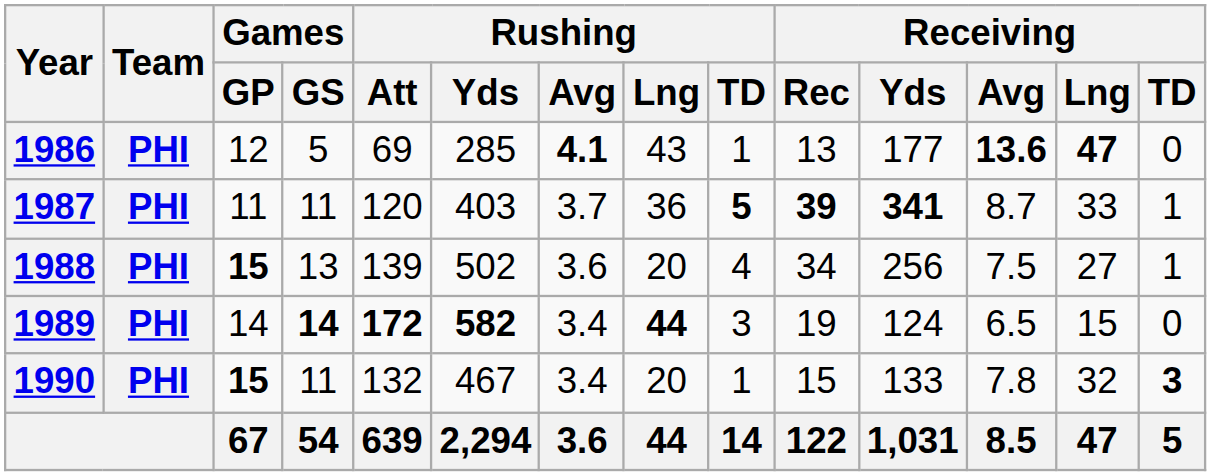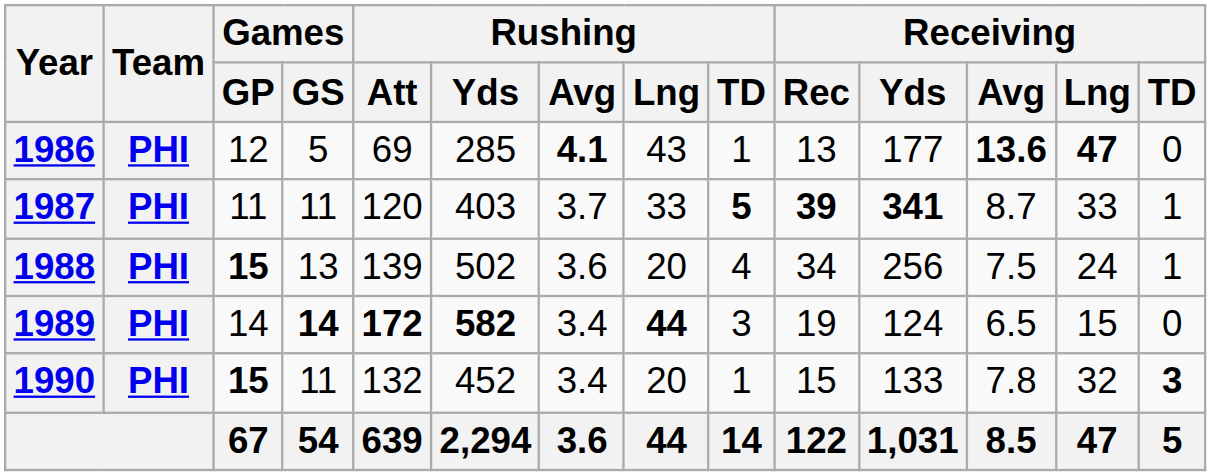(667, 207) 36 -> (667, 207) 33
(1097, 265) 27 -> (1097, 265) 24
(485, 382) 467 -> (485, 382) 452
